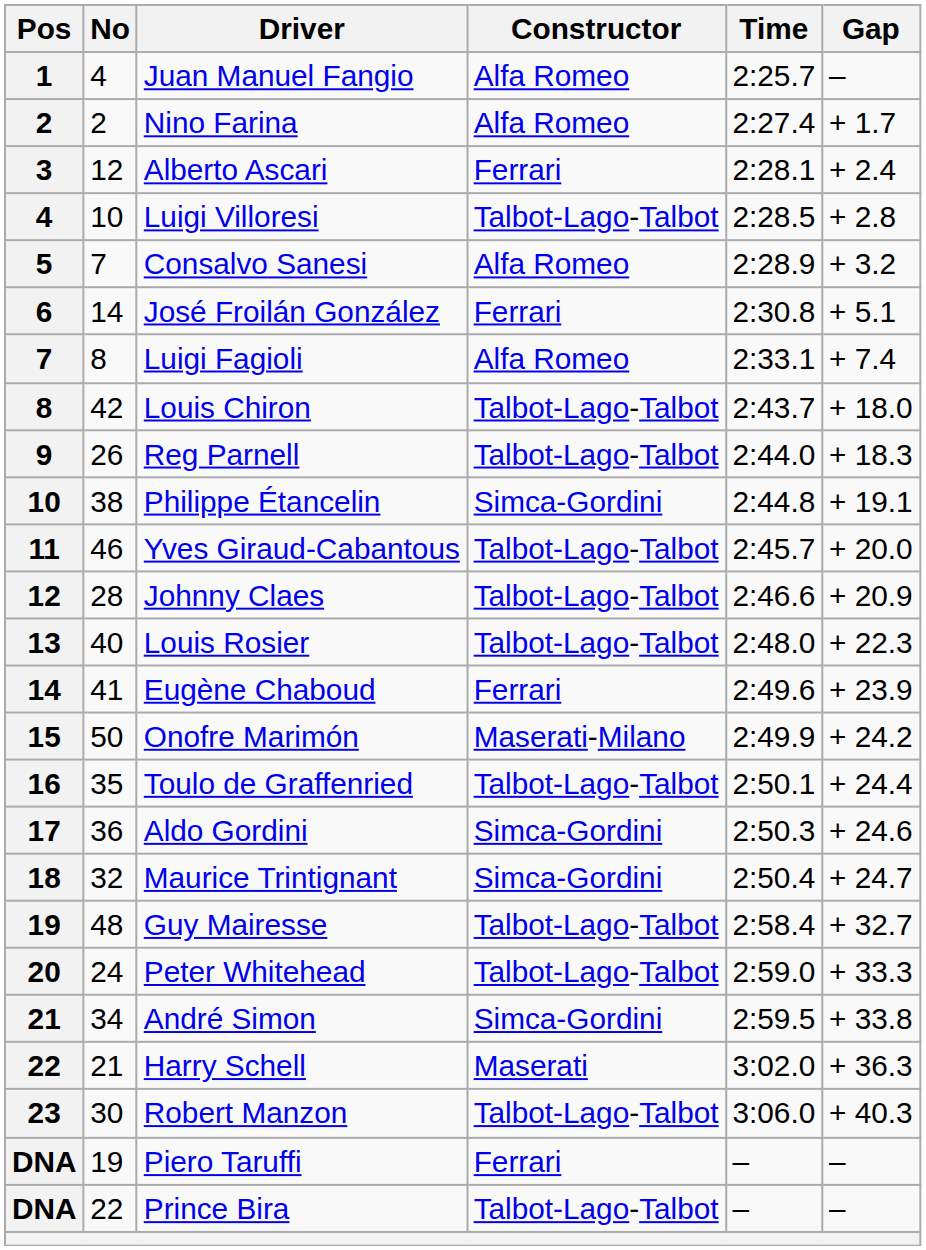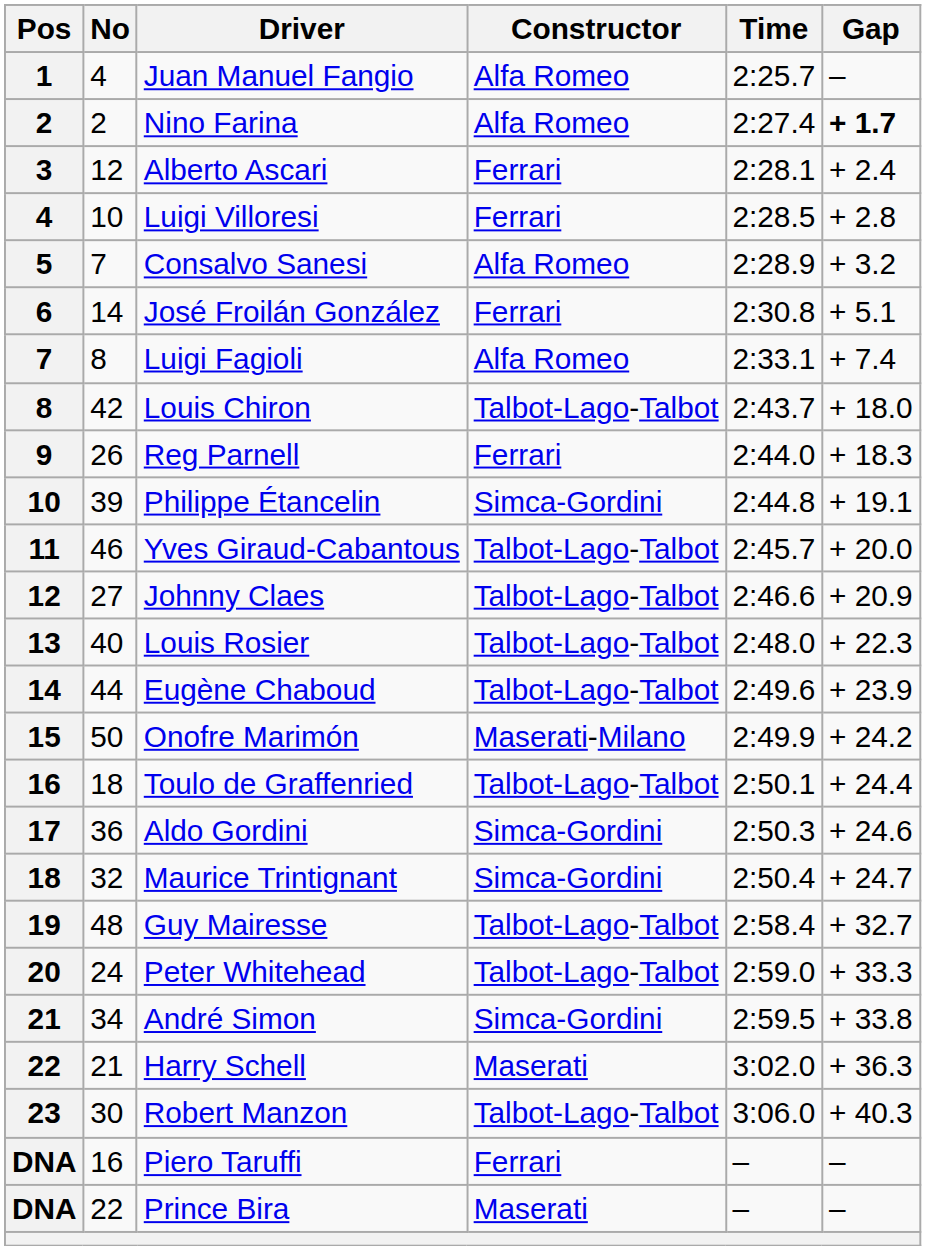(863, 123) normal -> (863, 123) bold
(596, 217) Talbot-Lago-Talbot -> (517, 217) Ferrari
(596, 453) Talbot-Lago-Talbot -> (517, 453) Ferrari
(107, 500) 38 -> (107, 500) 39
(107, 595) 28 -> (107, 595) 27
(107, 689) 41 -> (107, 689) 44
(517, 689) Ferrari -> (596, 689) Talbot-Lago-Talbot
(107, 783) 35 -> (107, 783) 18
(107, 1161) 19 -> (107, 1161) 16
(596, 1208) Talbot-Lago-Talbot -> (531, 1208) Maserati
